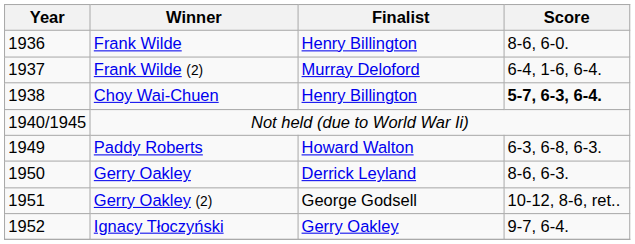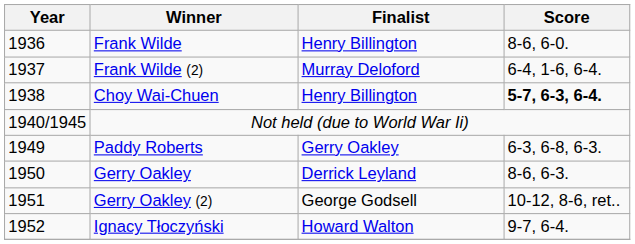(358, 148) Howard Walton -> (350, 148) Gerry Oakley
(350, 226) Gerry Oakley -> (358, 226) Howard Walton
